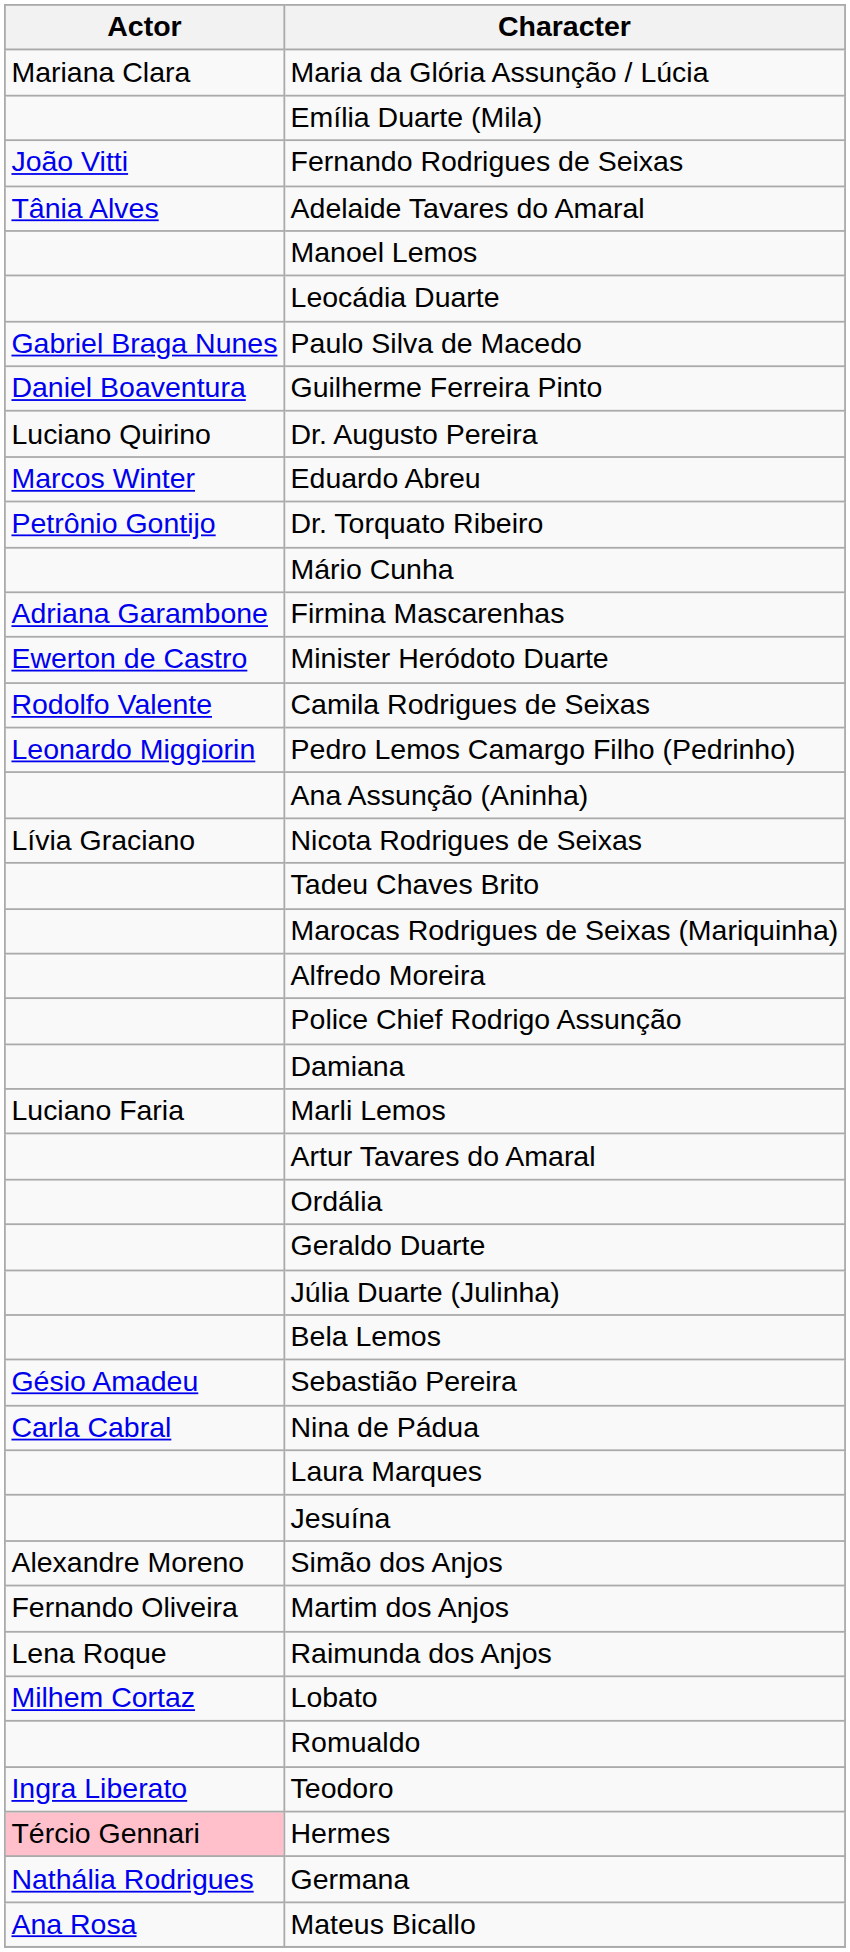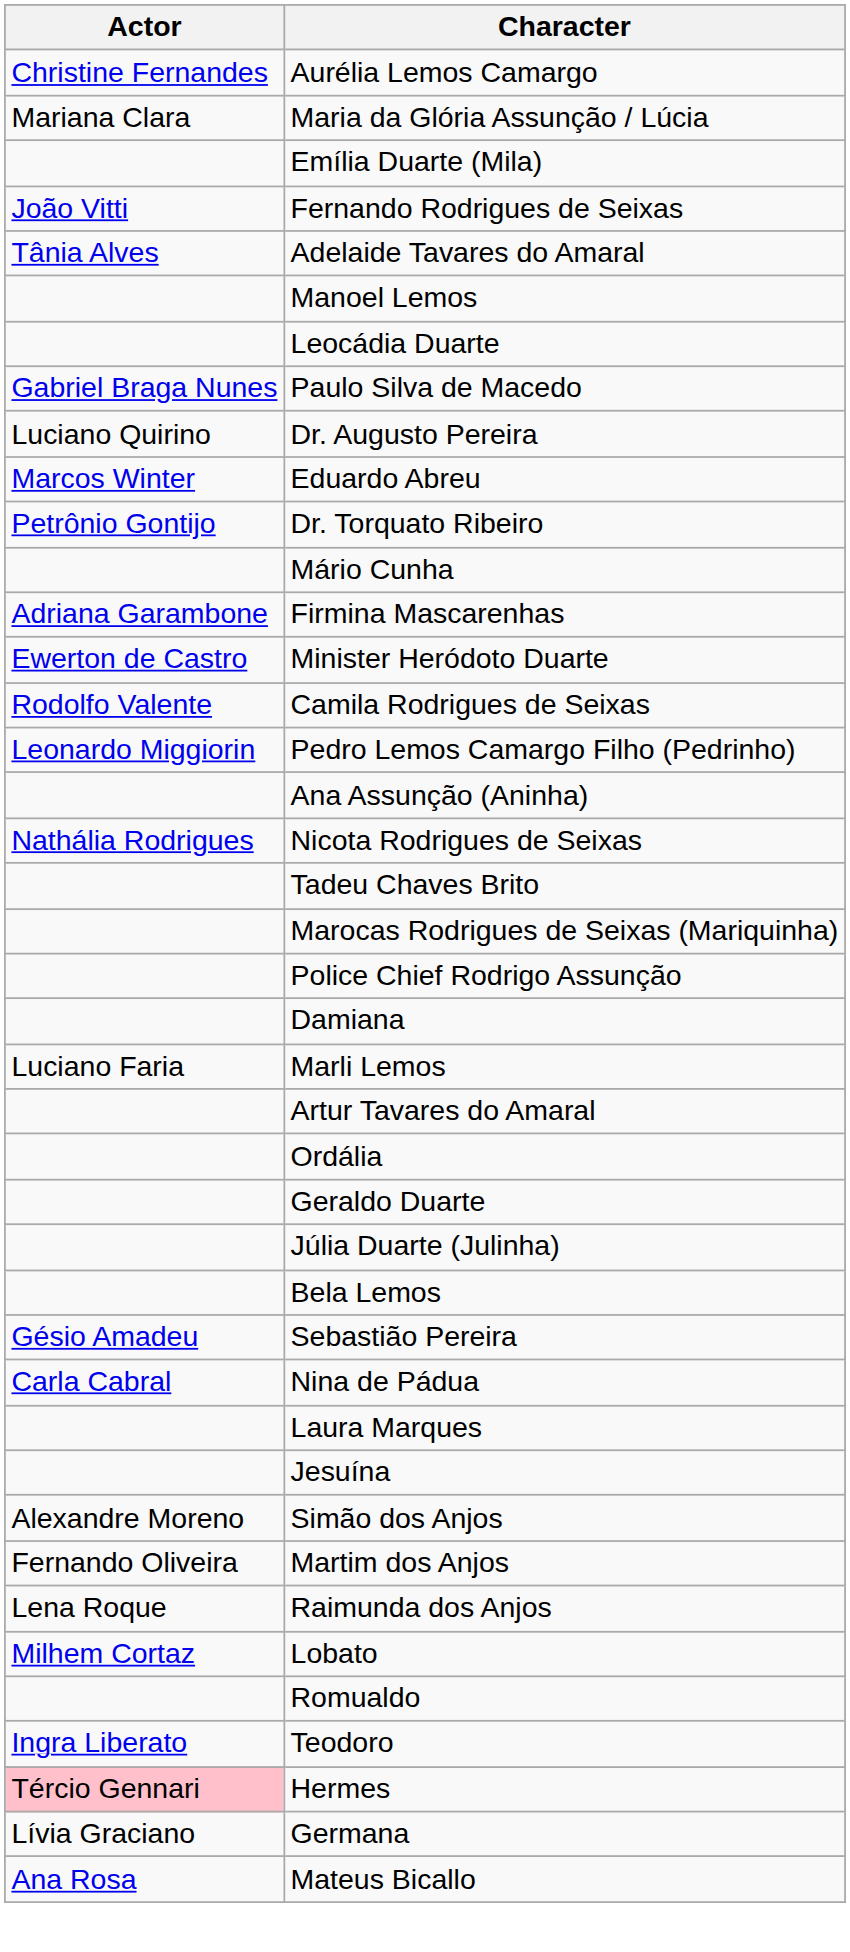+ row: (444, 72)
- row: (446, 388)
(103, 840) Lívia Graciano -> (133, 840) Nathália Rodrigues
- row: (388, 975)
(133, 1878) Nathália Rodrigues -> (103, 1833) Lívia Graciano
